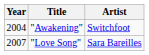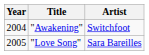(16, 43) 2007 -> (16, 43) 2005
